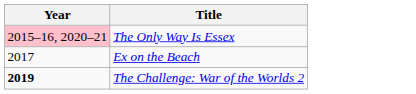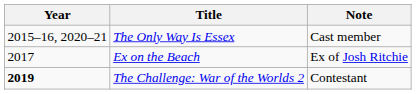+ column: (359, 15)
(57, 36) pink background -> (57, 36) no background
